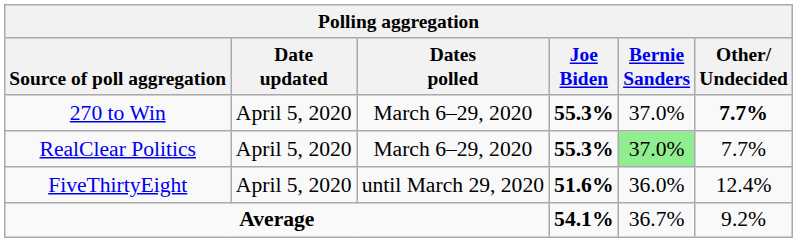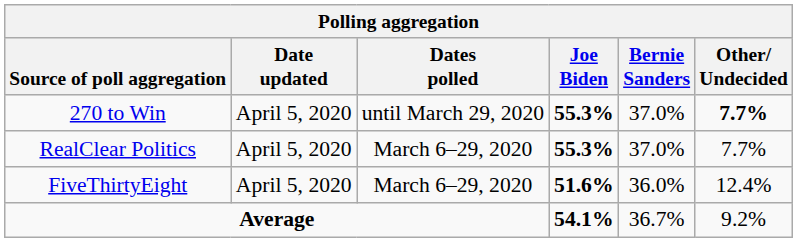(453, 113) March 6–29, 2020 -> (453, 113) until March 29, 2020
(657, 148) lightgreen background -> (657, 148) no background
(453, 184) until March 29, 2020 -> (453, 184) March 6–29, 2020
